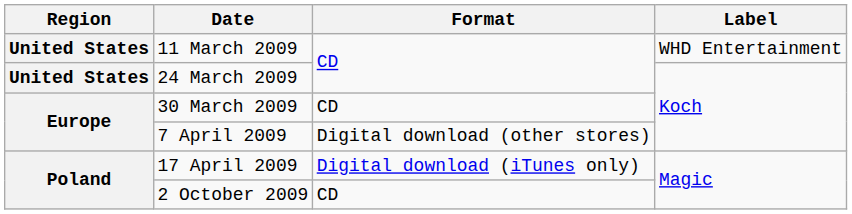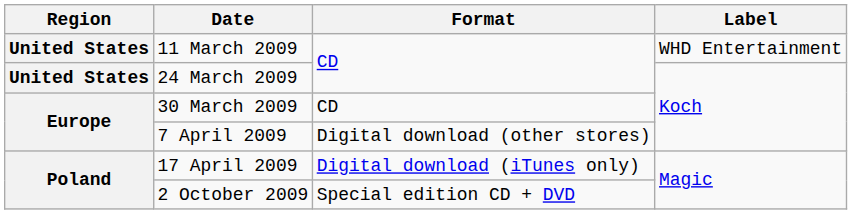(327, 195) CD -> (446, 195) Special edition CD + DVD
